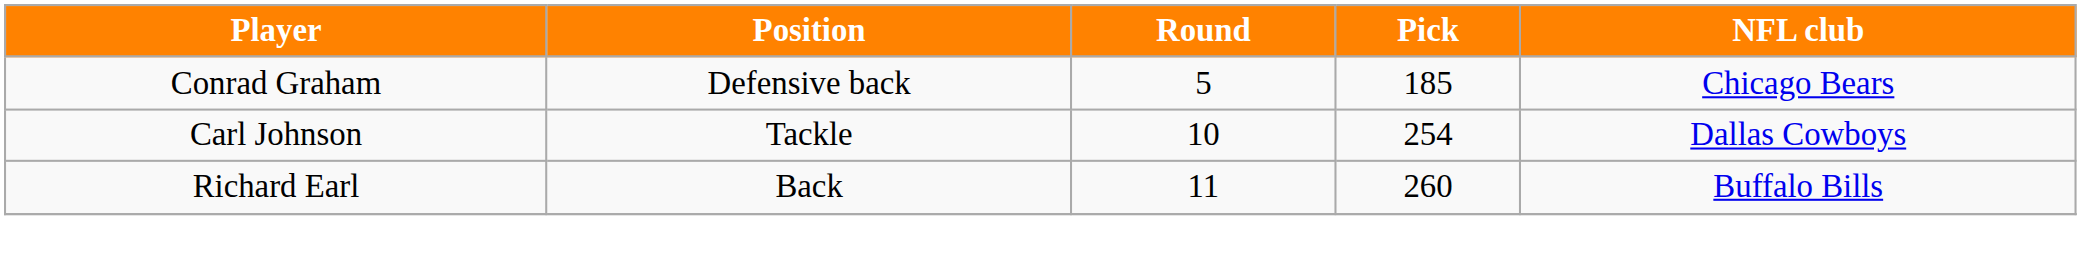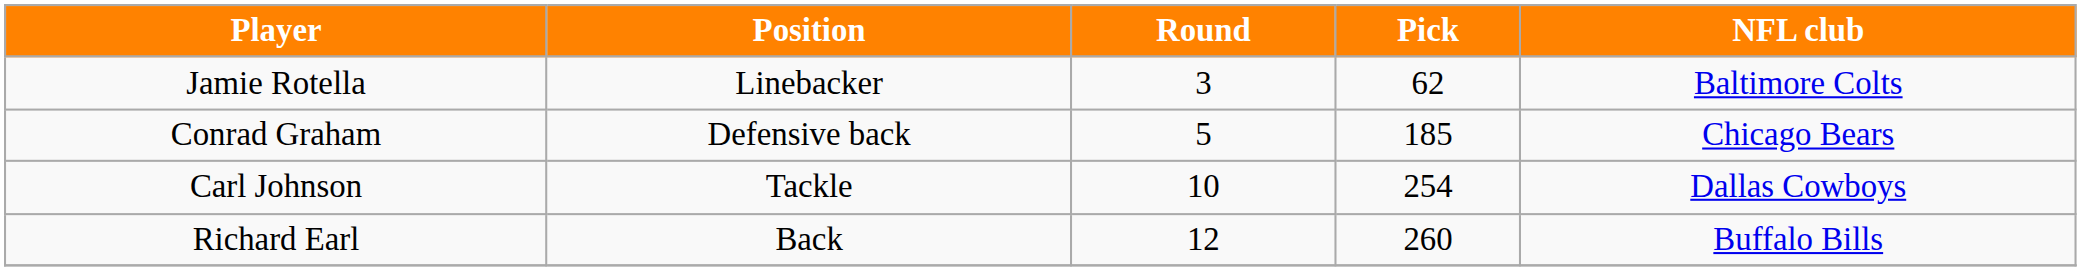+ row: (276, 82)
(1203, 186) 11 -> (1203, 238) 12
